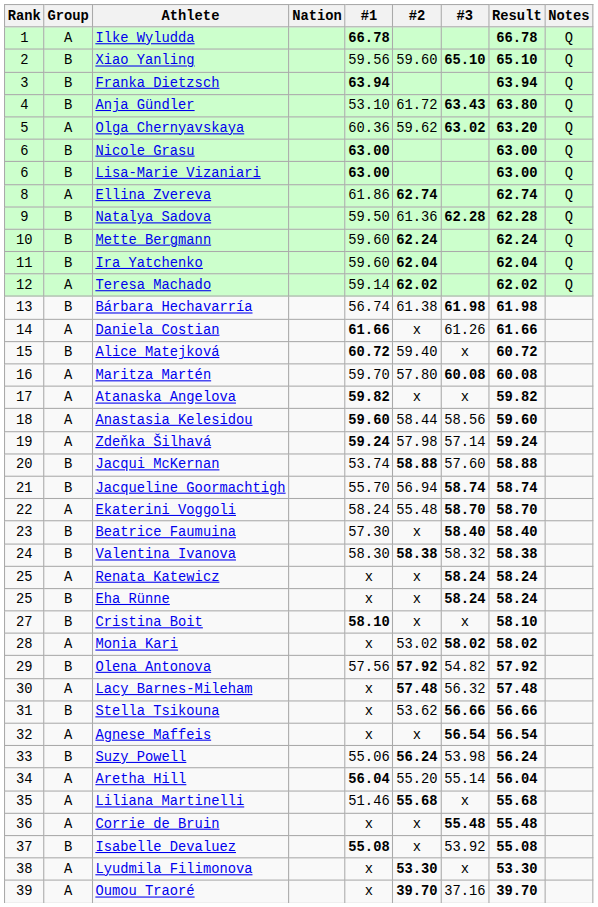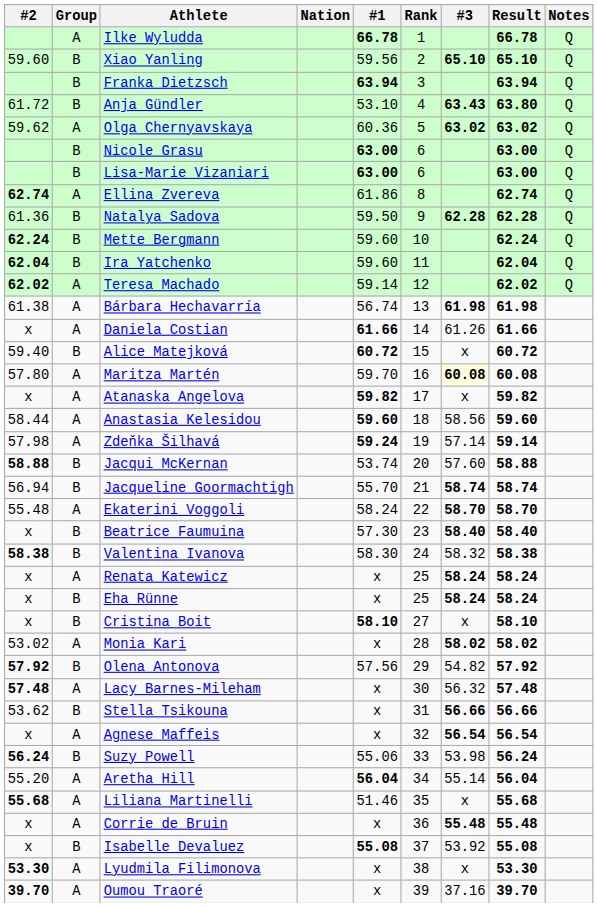columns swapped: (24, 16) <-> (417, 16)
(517, 128) 63.20 -> (517, 128) 63.02
(68, 308) B -> (76, 308) A
(465, 375) no background -> (465, 375) lightyellow background
(517, 442) 59.24 -> (517, 442) 59.14
